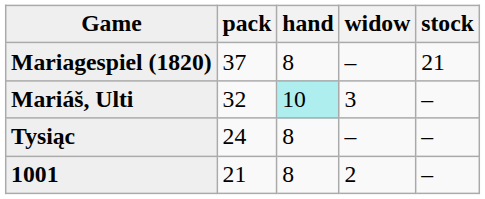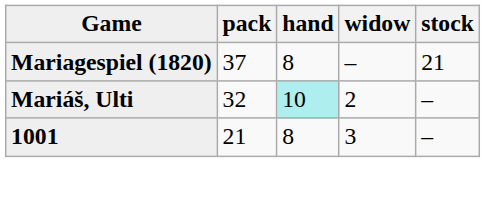(350, 99) 3 -> (350, 99) 2
- row: (43, 136)
(350, 174) 2 -> (350, 136) 3
